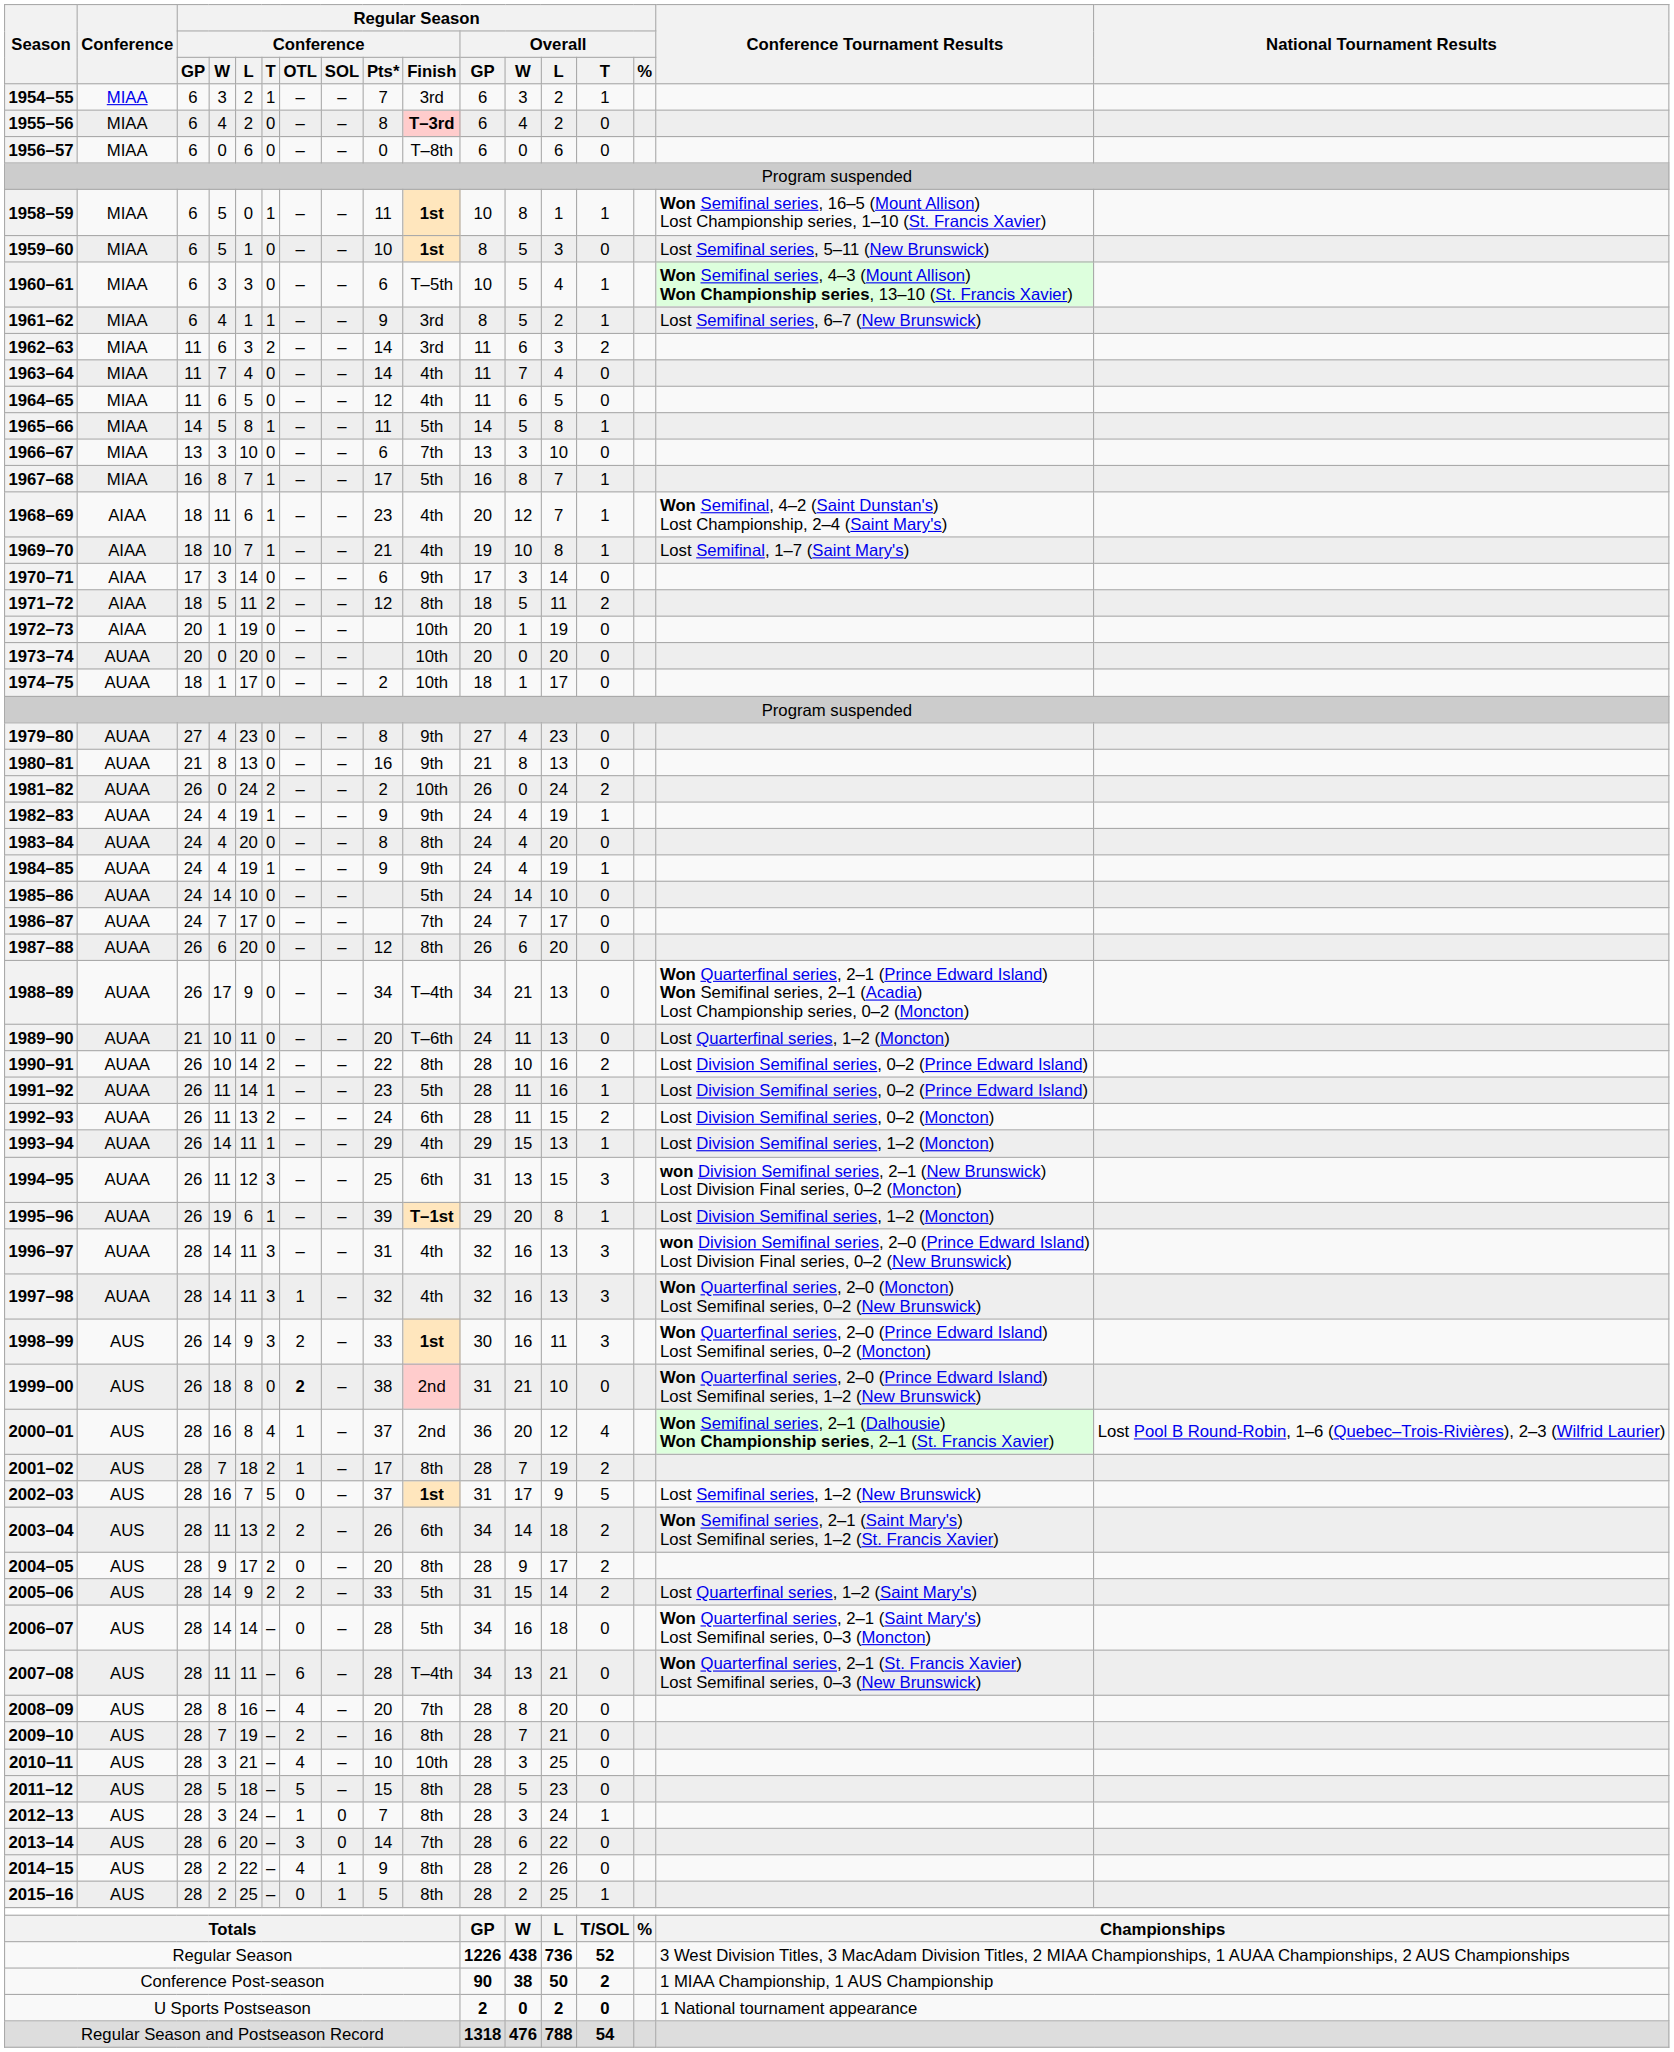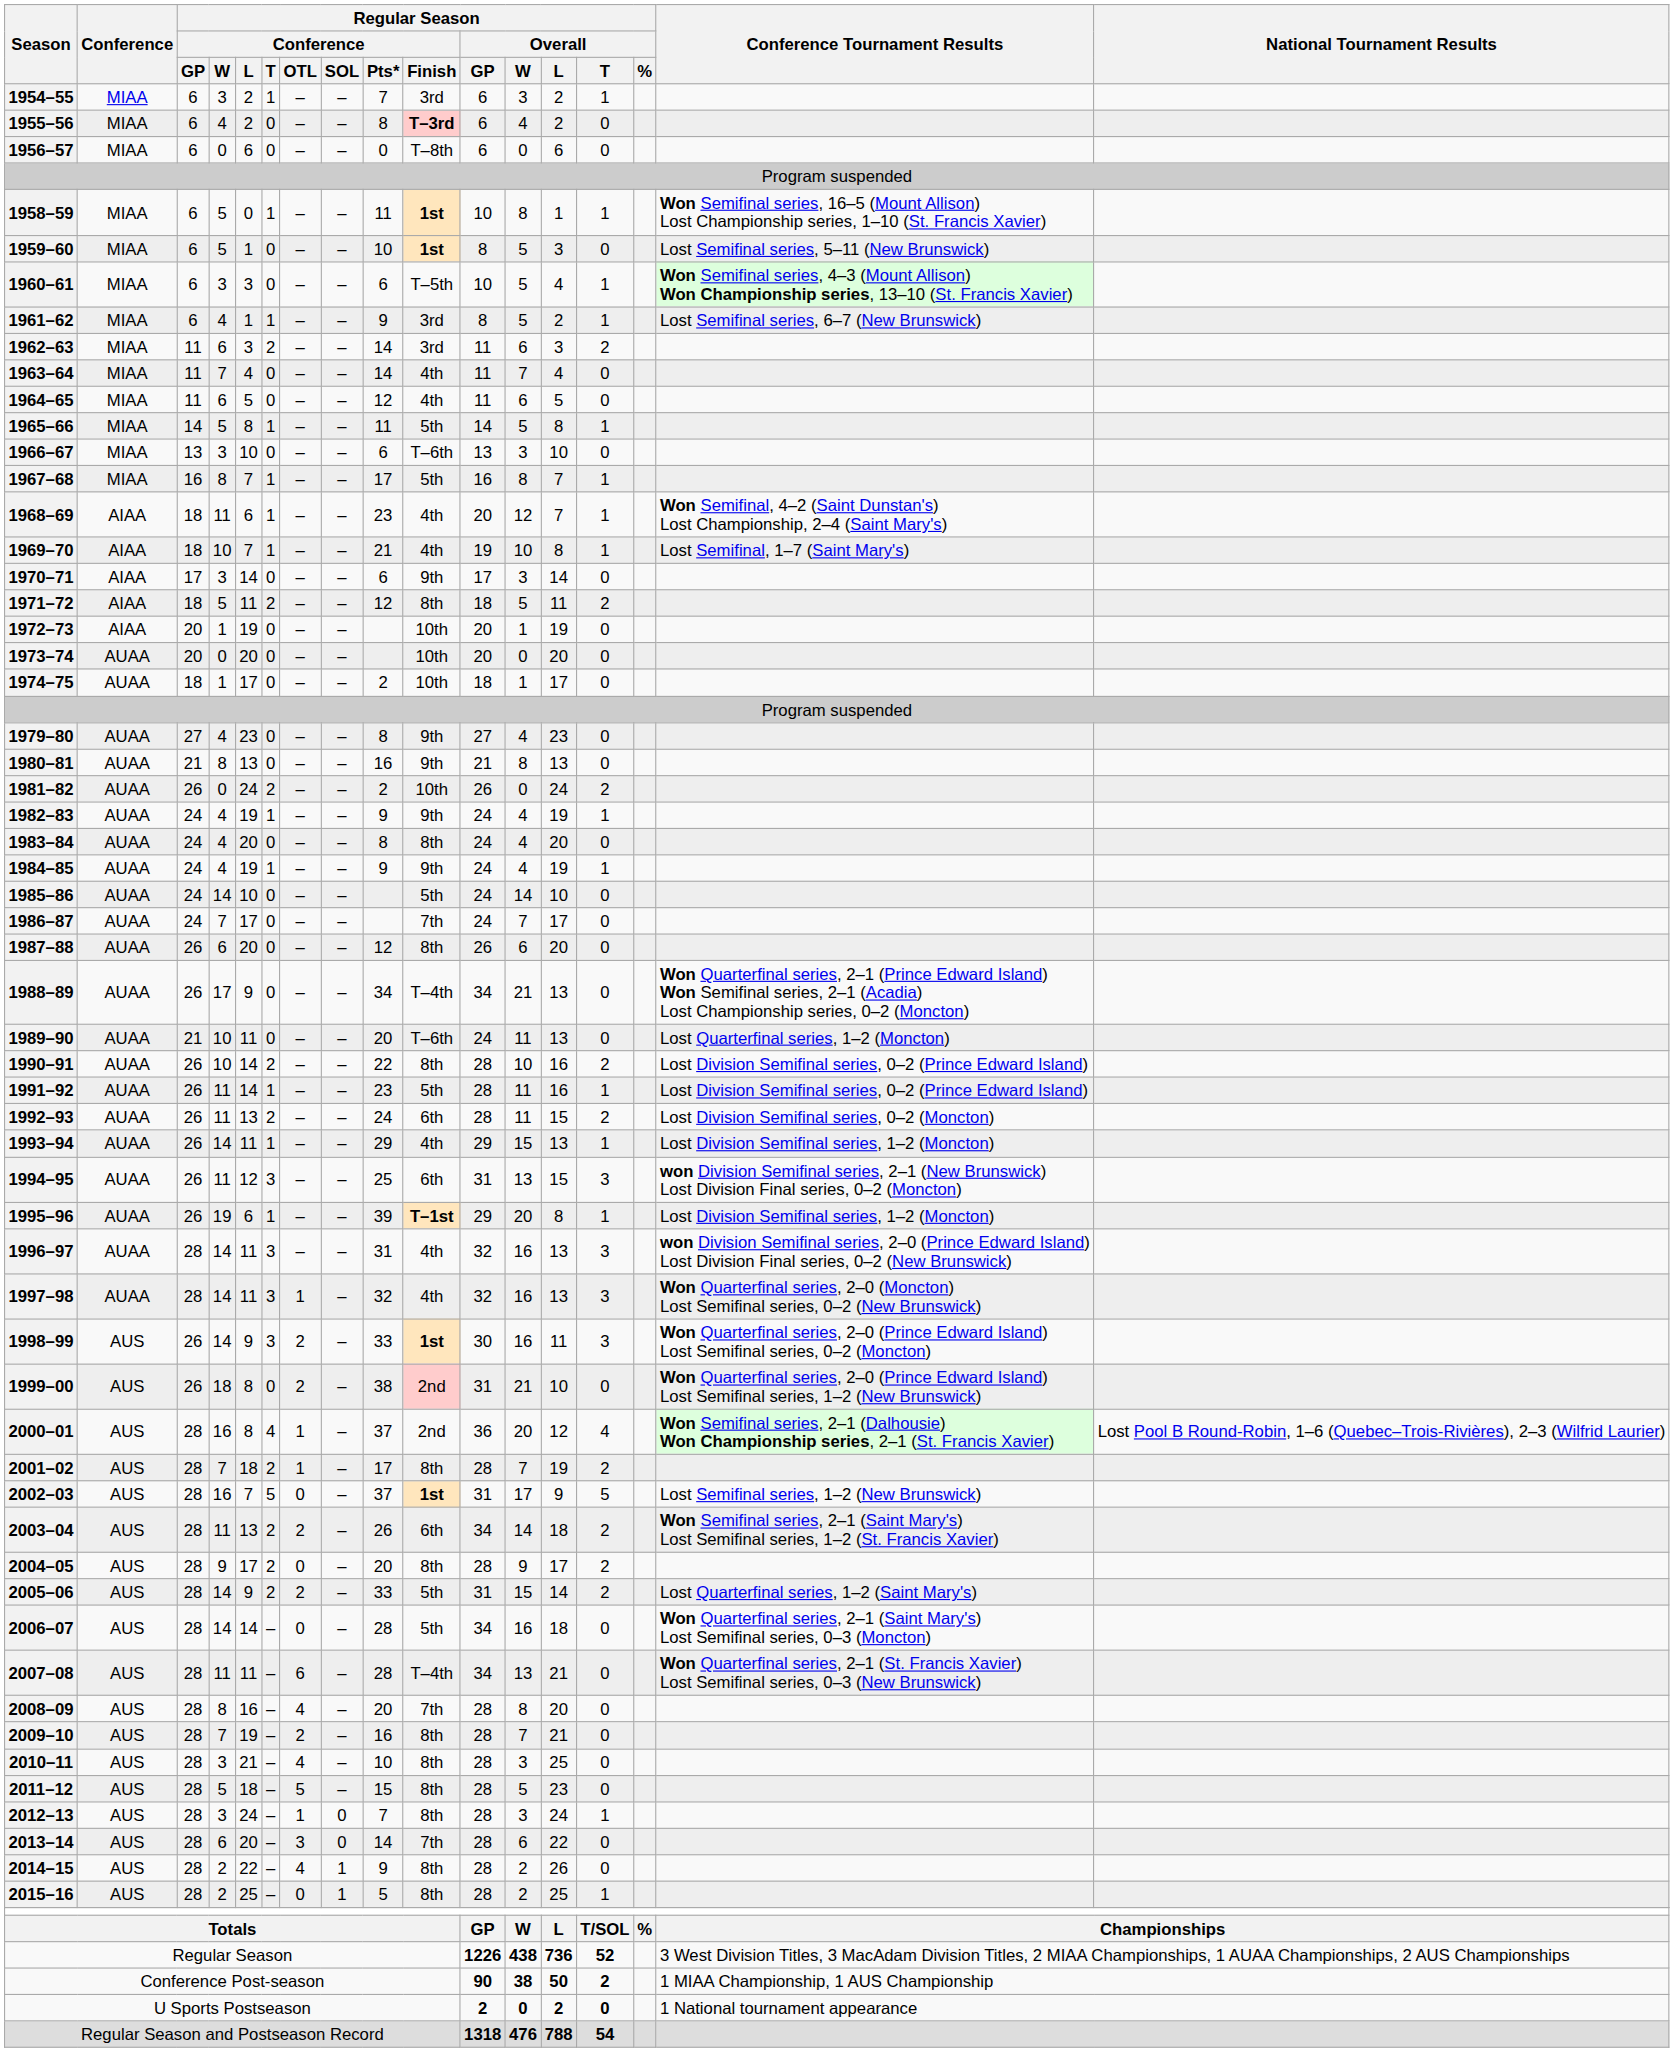(432, 452) 7th -> (432, 452) T–6th
(300, 1387) bold -> (300, 1387) normal
(432, 1762) 10th -> (432, 1762) 8th
